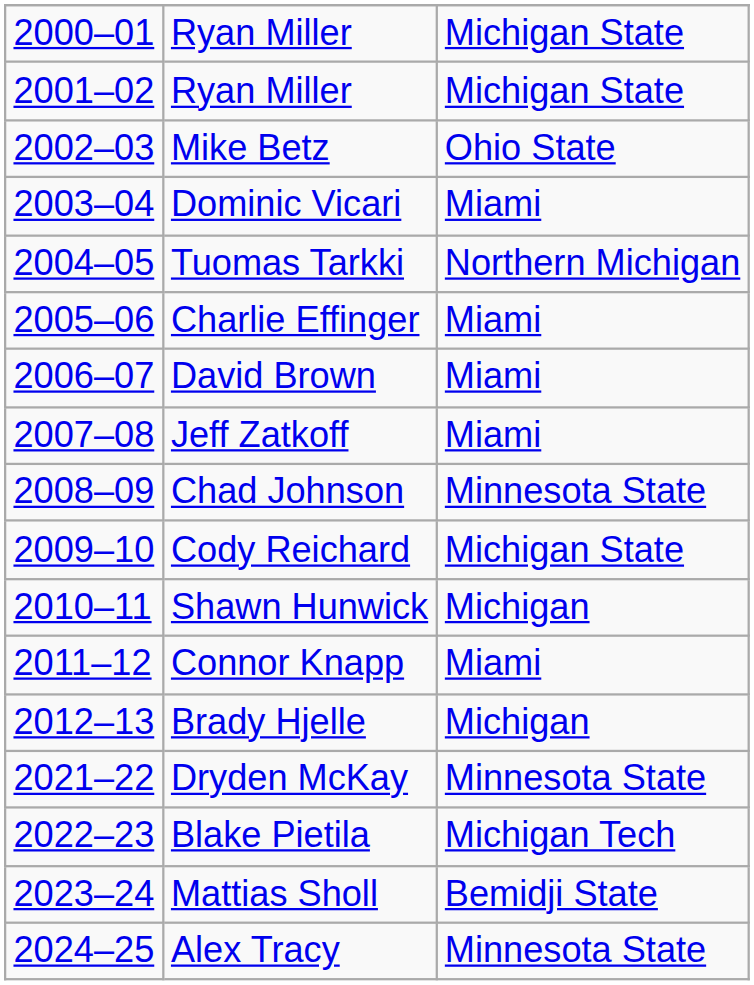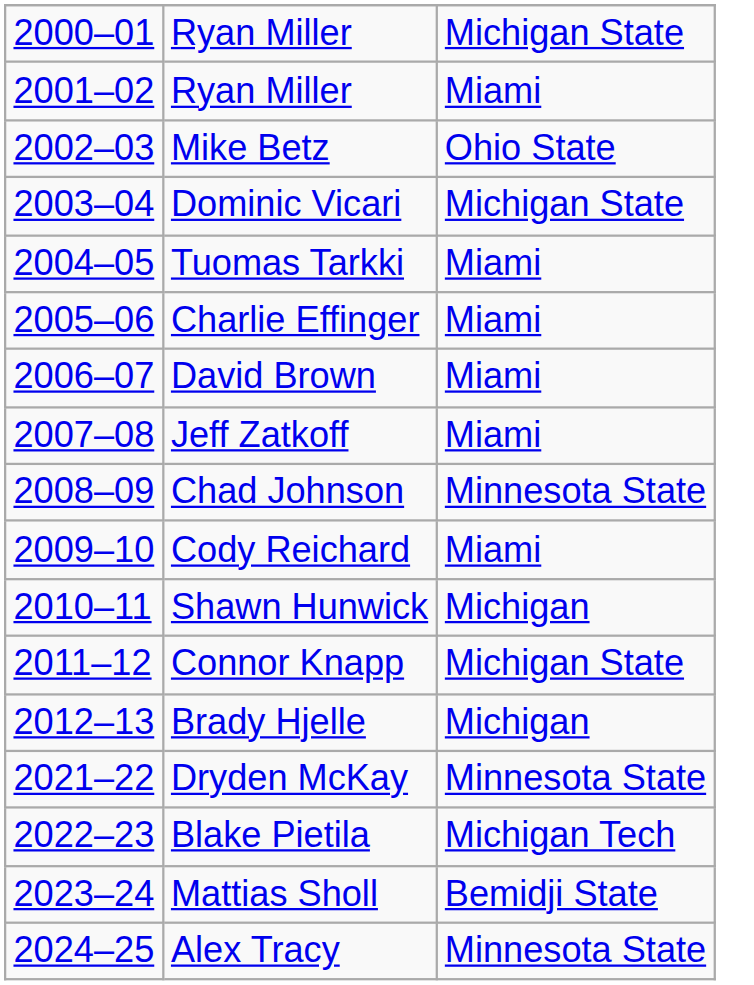(564, 90) Michigan State -> (493, 90) Miami
(493, 205) Miami -> (564, 205) Michigan State
(593, 262) Northern Michigan -> (493, 262) Miami
(564, 549) Michigan State -> (493, 549) Miami
(493, 663) Miami -> (564, 663) Michigan State
